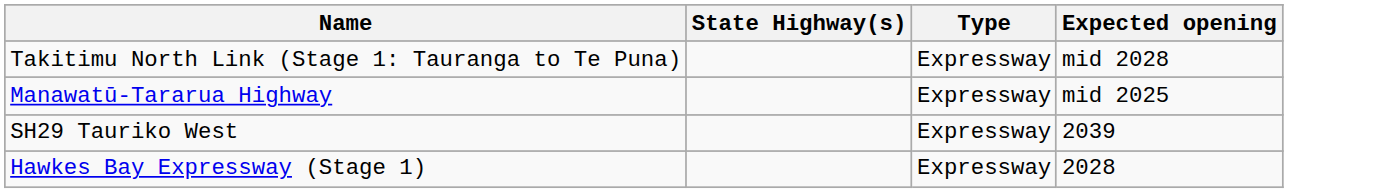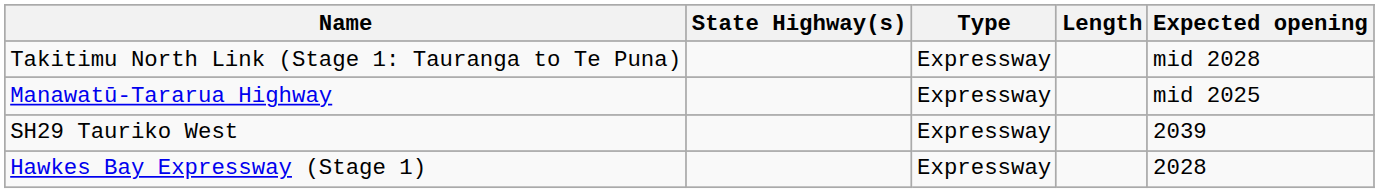+ column: (1102, 23)
